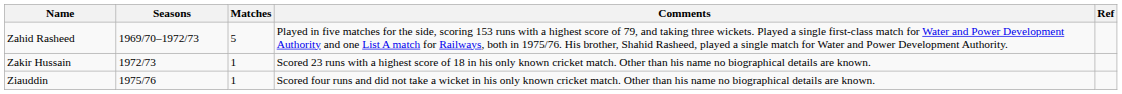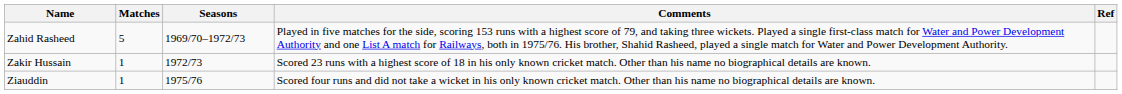columns swapped: (172, 13) <-> (251, 13)
